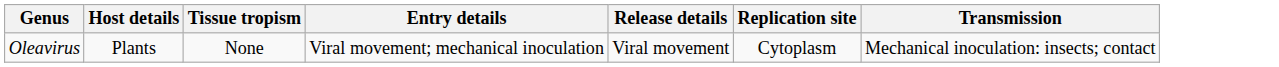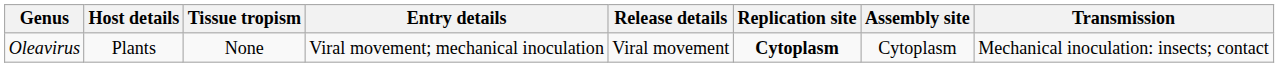+ column: (917, 18)
(797, 47) normal -> (797, 47) bold
